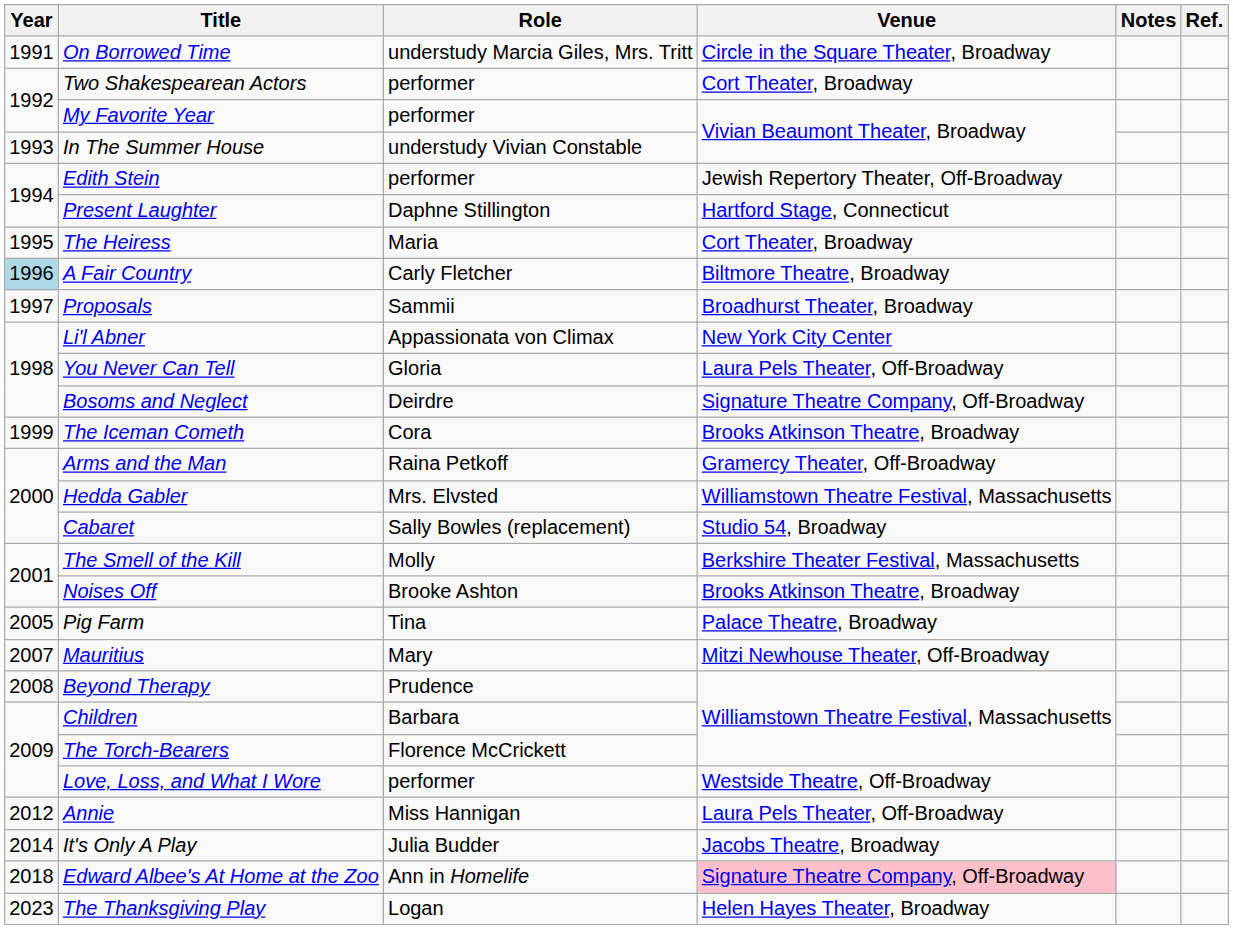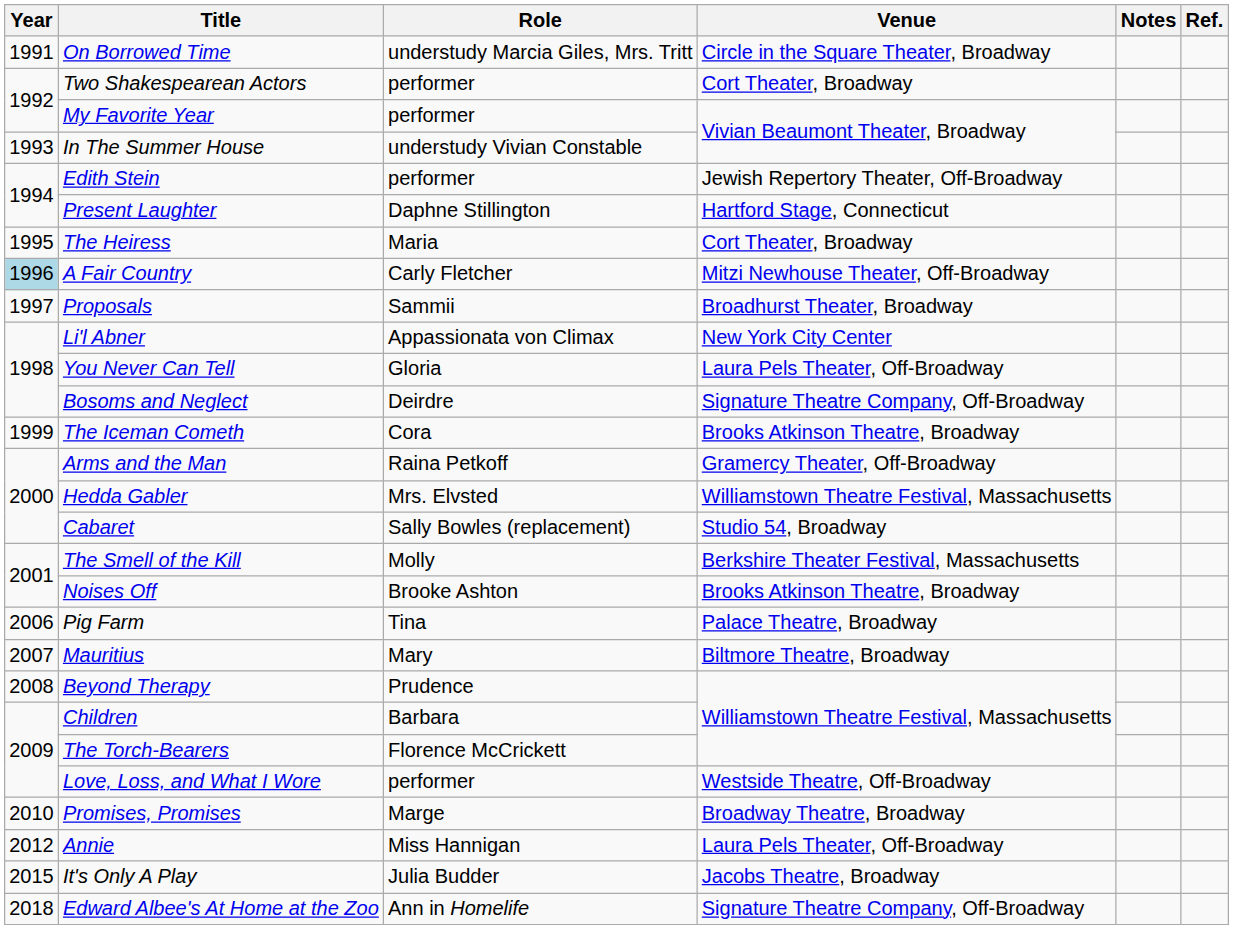(826, 274) Biltmore Theatre, Broadway -> (875, 274) Mitzi Newhouse Theater, Off-Broadway
(31, 623) 2005 -> (31, 623) 2006
(875, 654) Mitzi Newhouse Theater, Off-Broadway -> (826, 654) Biltmore Theatre, Broadway
+ row: (152, 813)
(31, 845) 2014 -> (31, 876) 2015
(893, 876) pink background -> (893, 908) no background
- row: (164, 908)
